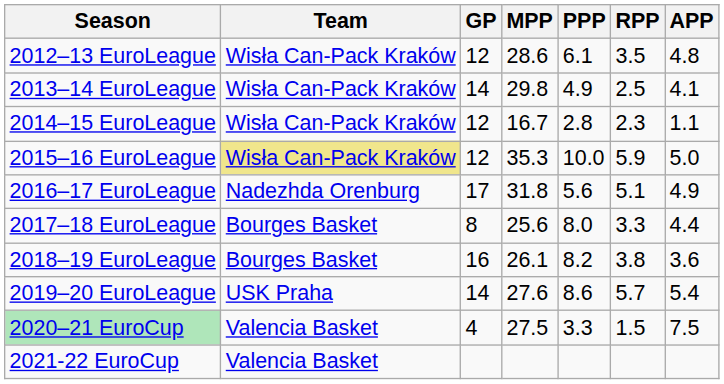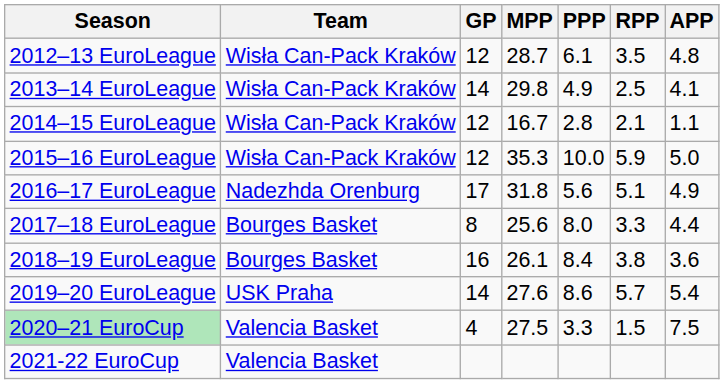(527, 55) 28.6 -> (527, 55) 28.7
(630, 123) 2.3 -> (630, 123) 2.1
(341, 157) khaki background -> (341, 157) no background
(578, 259) 8.2 -> (578, 259) 8.4
